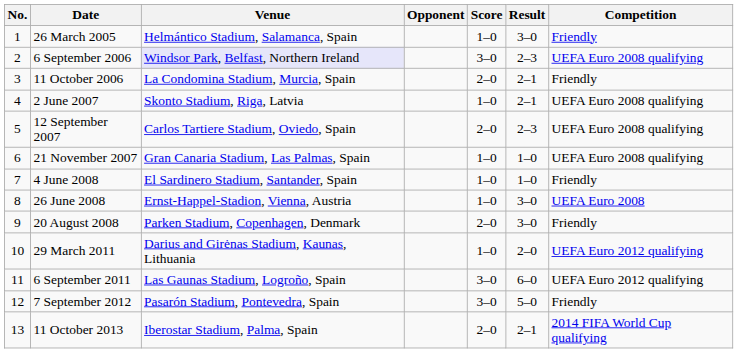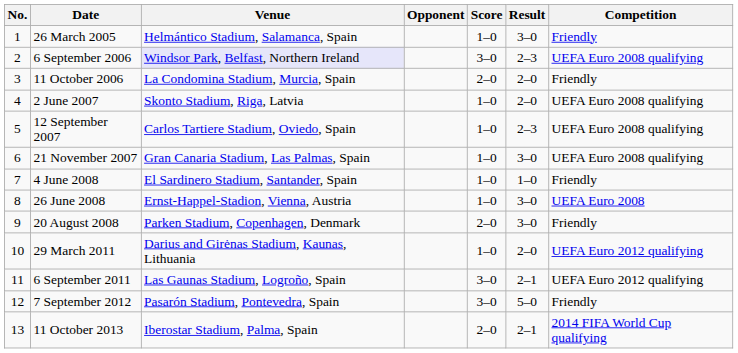(527, 79) 2–1 -> (527, 79) 2–0
(527, 100) 2–1 -> (527, 100) 2–0
(487, 129) 2–0 -> (487, 129) 1–0
(527, 158) 1–0 -> (527, 158) 3–0
(527, 279) 6–0 -> (527, 279) 2–1
